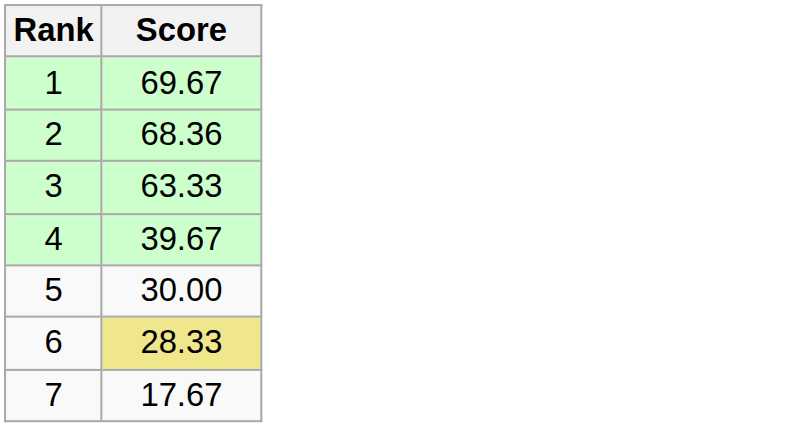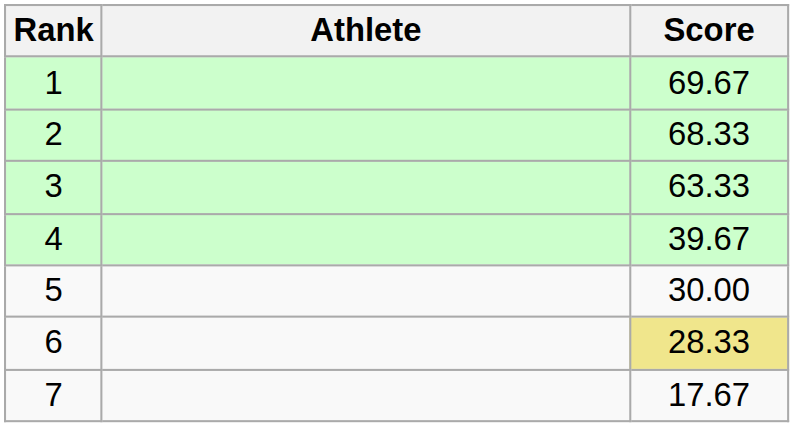+ column: (366, 30)
(181, 134) 68.36 -> (709, 134) 68.33
